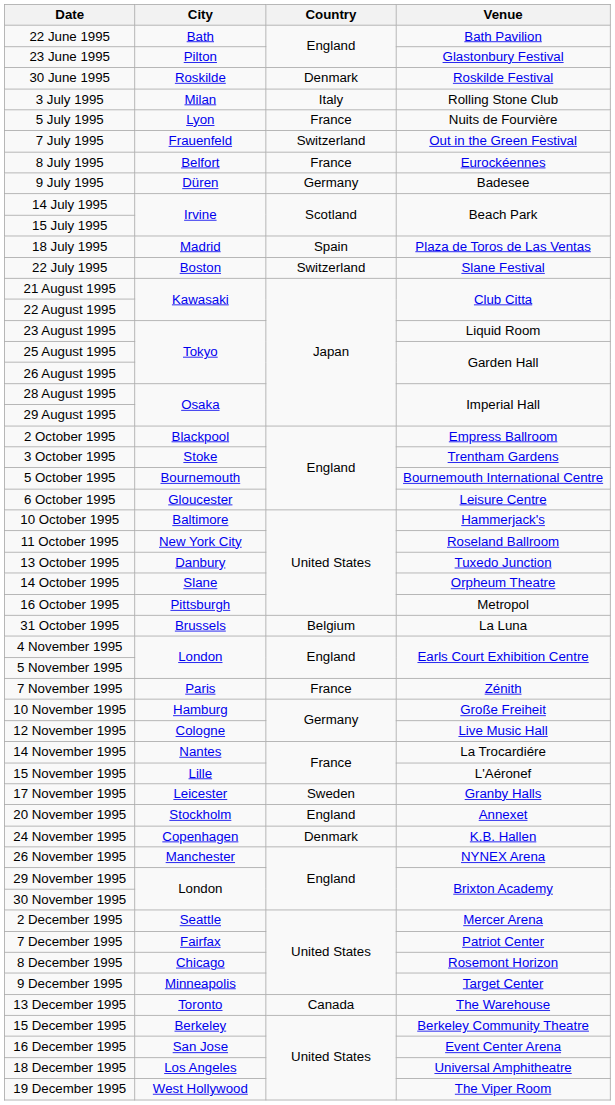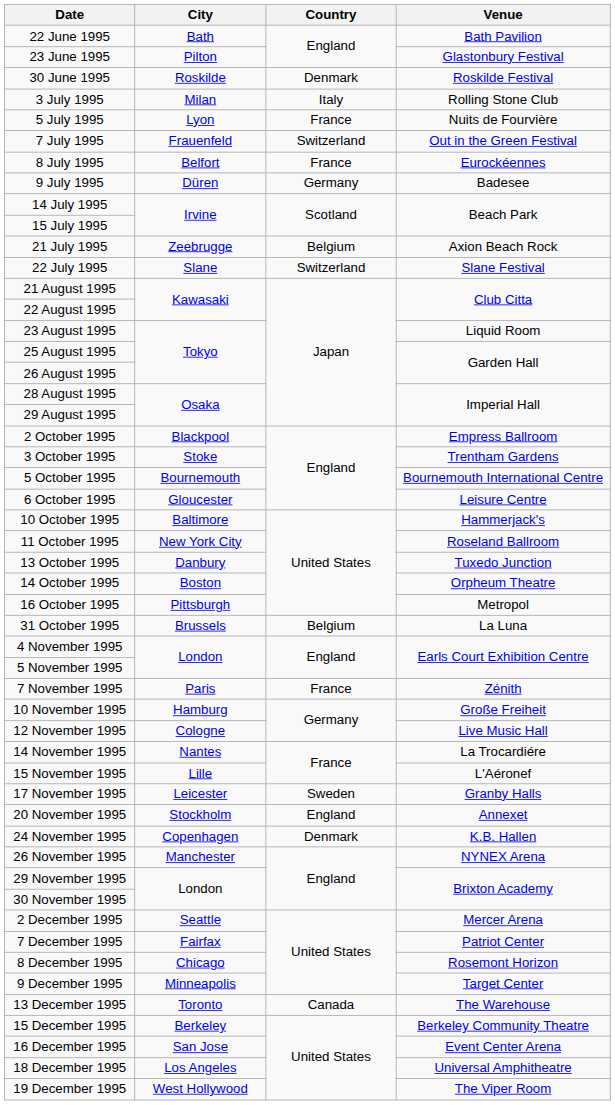- row: (70, 246)
+ row: (70, 246)
(200, 267) Boston -> (200, 267) Slane
(200, 583) Slane -> (200, 583) Boston
